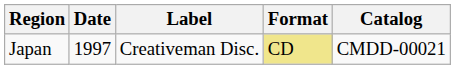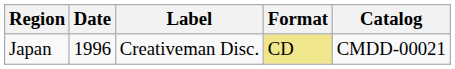(92, 49) 1997 -> (92, 49) 1996
